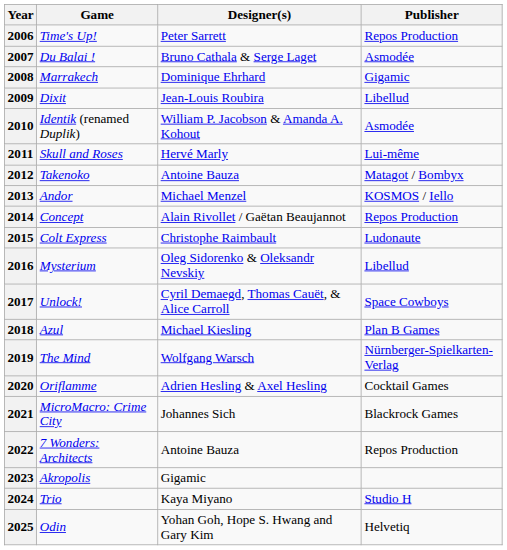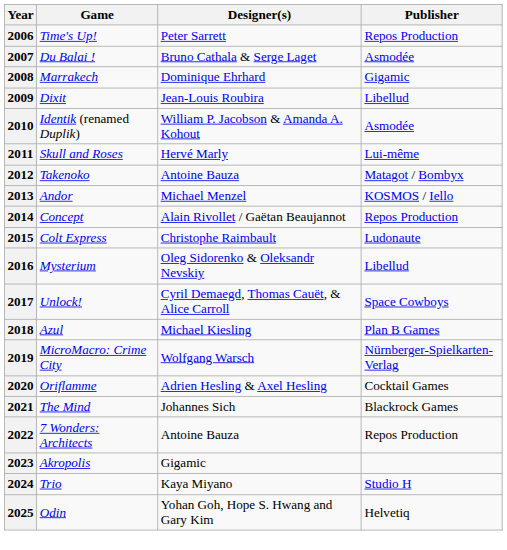(65, 357) The Mind -> (93, 357) MicroMacro: Crime City
(93, 414) MicroMacro: Crime City -> (65, 406) The Mind
